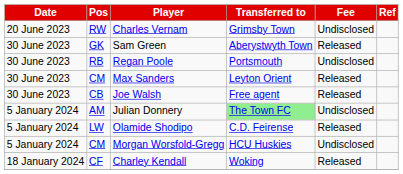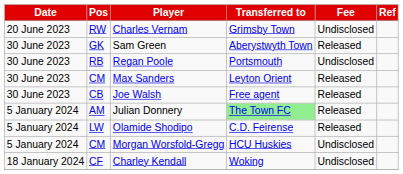(346, 111) Undisclosed -> (339, 111) Released
(339, 161) Released -> (346, 161) Undisclosed
